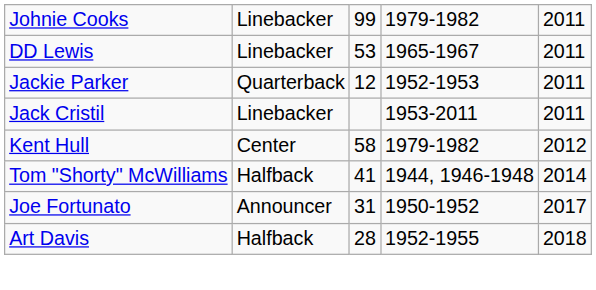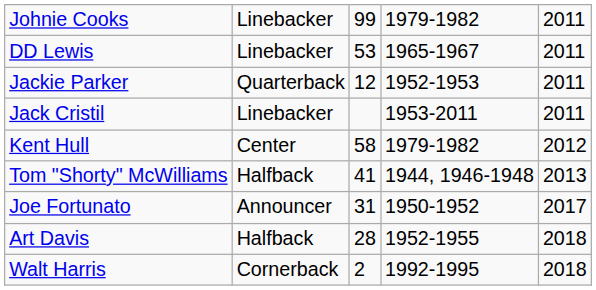(565, 176) 2014 -> (565, 176) 2013
+ row: (57, 269)
